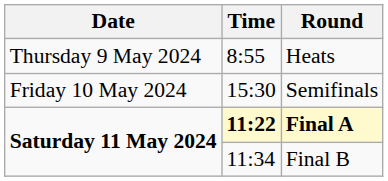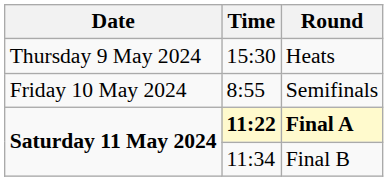(246, 55) 8:55 -> (251, 55) 15:30
(251, 90) 15:30 -> (246, 90) 8:55
